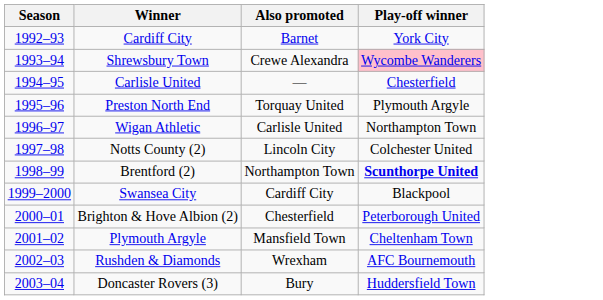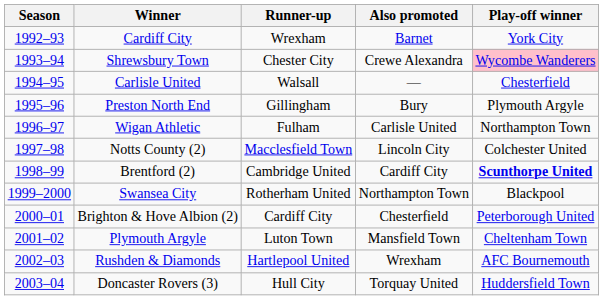+ column: (298, 15)
(299, 104) Torquay United -> (414, 104) Bury
(299, 171) Northampton Town -> (414, 171) Cardiff City
(299, 194) Cardiff City -> (414, 194) Northampton Town
(299, 283) Bury -> (414, 283) Torquay United
